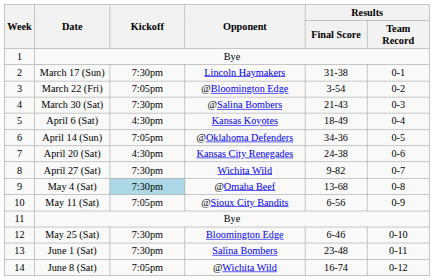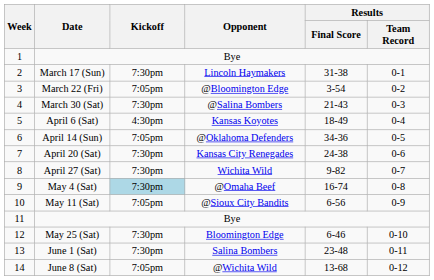(147, 154) 4:30pm -> (147, 154) 7:30pm
(336, 186) 13-68 -> (336, 186) 16-74
(336, 267) 16-74 -> (336, 267) 13-68
